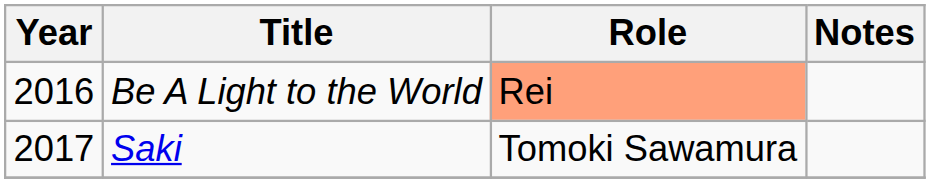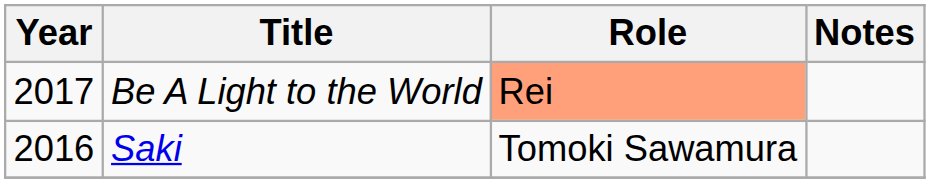(54, 90) 2016 -> (54, 90) 2017
(54, 148) 2017 -> (54, 148) 2016
